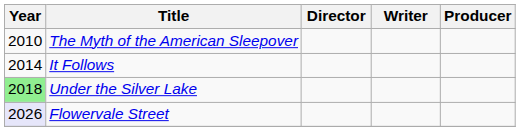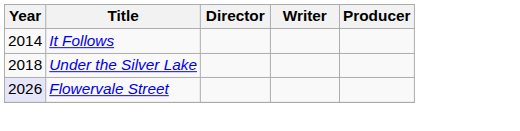- row: (174, 41)
(25, 89) lightgreen background -> (25, 65) no background
